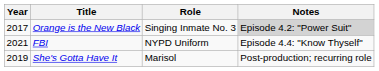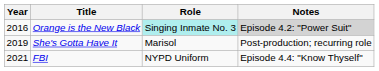(17, 27) 2017 -> (17, 27) 2016
(190, 27) no background -> (190, 27) paleturquoise background
rows swapped: (75, 58) <-> (40, 43)
